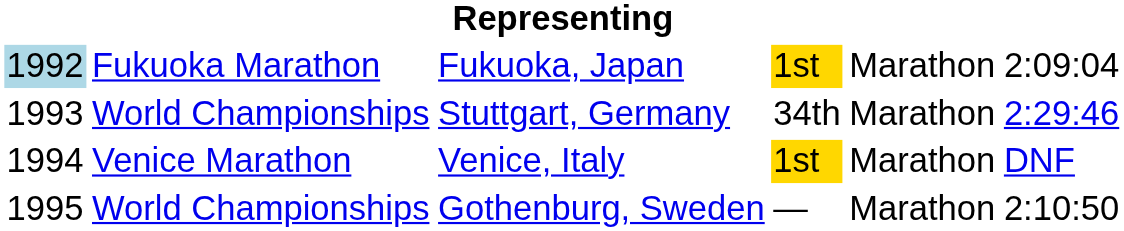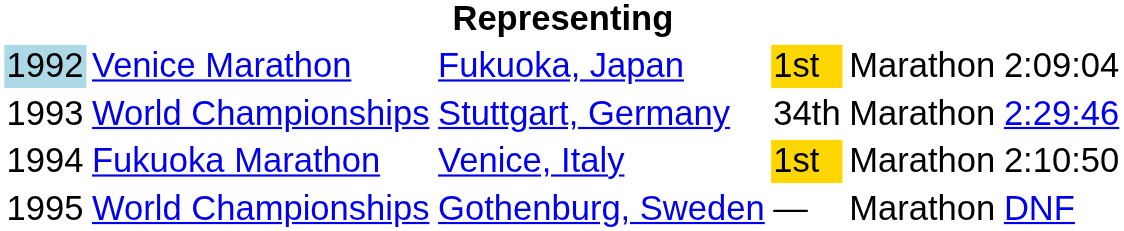(236, 65) Fukuoka Marathon -> (222, 65) Venice Marathon
(222, 160) Venice Marathon -> (236, 160) Fukuoka Marathon
(1039, 160) DNF -> (1062, 160) 2:10:50
(1062, 208) 2:10:50 -> (1039, 208) DNF
